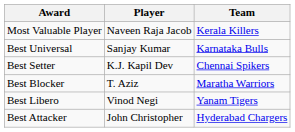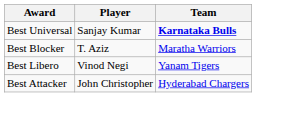- row: (54, 30)
(232, 48) normal -> (197, 30) bold
- row: (31, 65)
